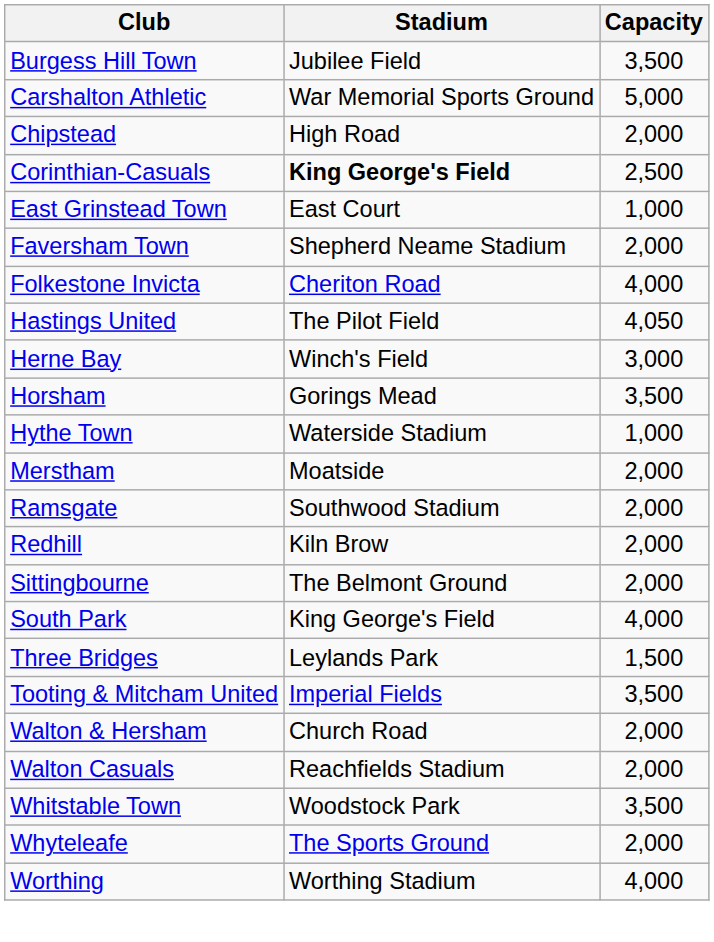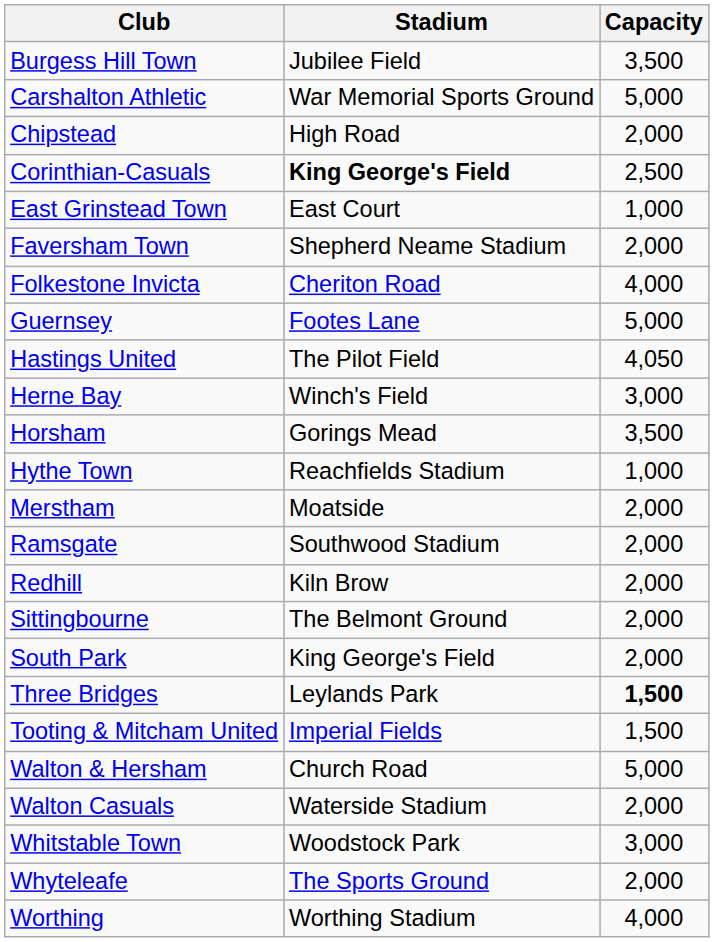+ row: (61, 321)
(388, 433) Waterside Stadium -> (397, 470) Reachfields Stadium
(654, 619) 4,000 -> (654, 657) 2,000
(654, 657) normal -> (654, 694) bold
(654, 694) 3,500 -> (654, 731) 1,500
(654, 731) 2,000 -> (654, 769) 5,000
(397, 769) Reachfields Stadium -> (388, 806) Waterside Stadium
(654, 806) 3,500 -> (654, 843) 3,000
